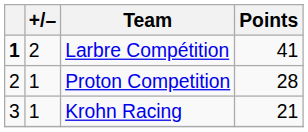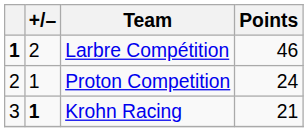(287, 51) 41 -> (287, 51) 46
(287, 81) 28 -> (287, 81) 24
(34, 112) normal -> (34, 112) bold
